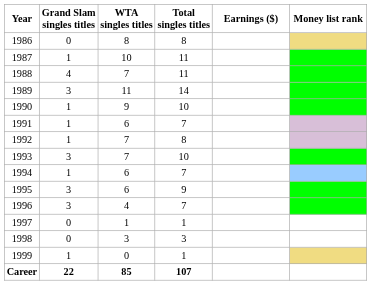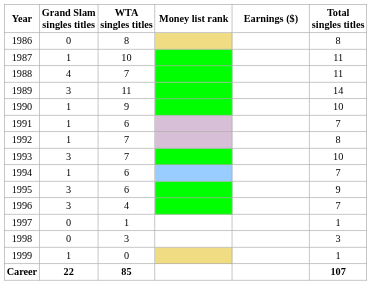columns swapped: (184, 18) <-> (328, 18)
